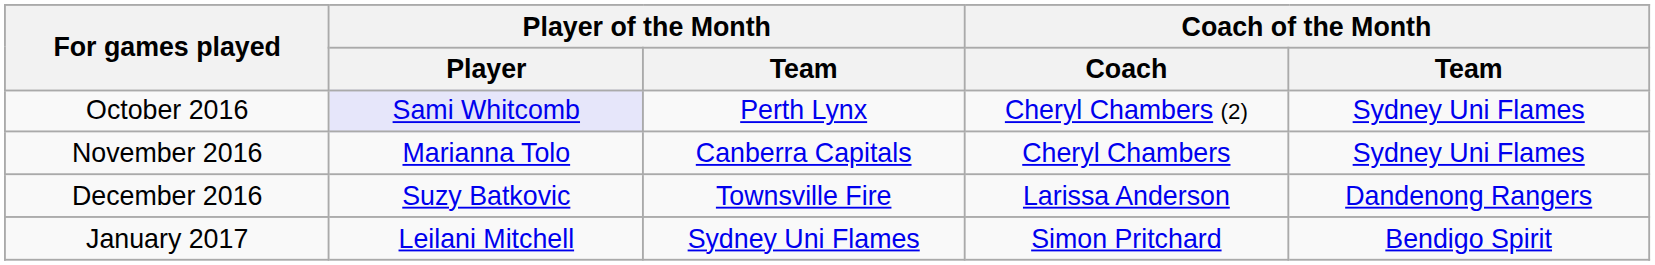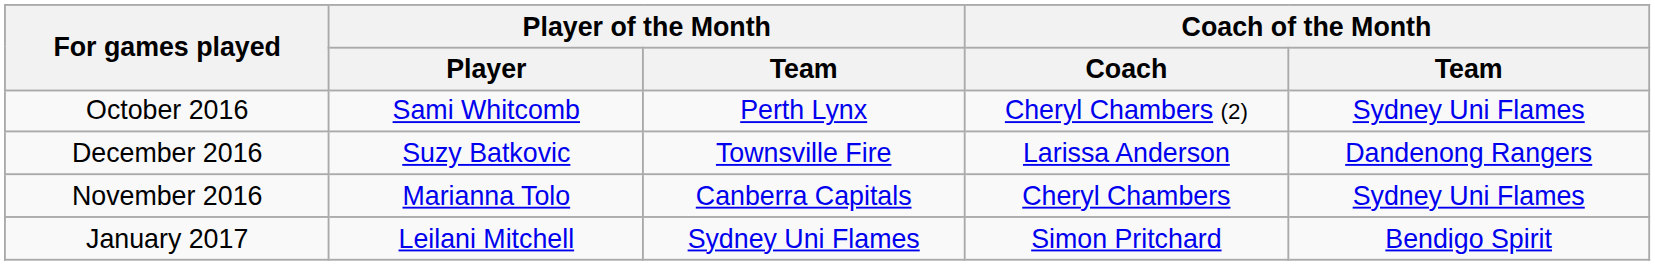(486, 111) lavender background -> (486, 111) no background
rows swapped: (167, 153) <-> (167, 196)
